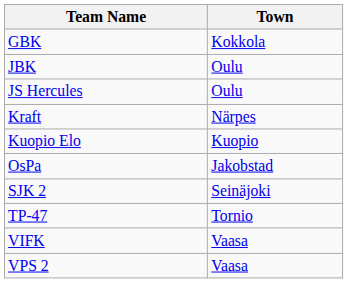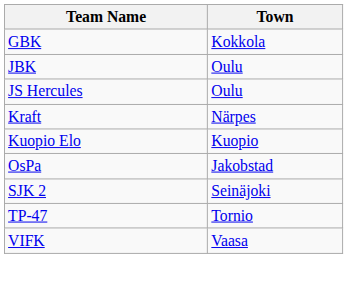- row: (28, 265)
